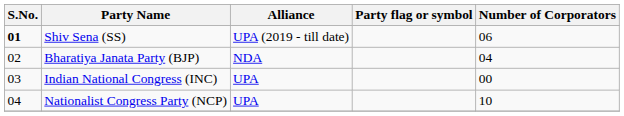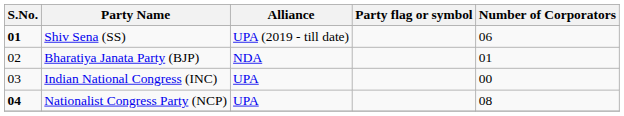(486, 57) 04 -> (486, 57) 01
(14, 100) normal -> (14, 100) bold
(486, 100) 10 -> (486, 100) 08
